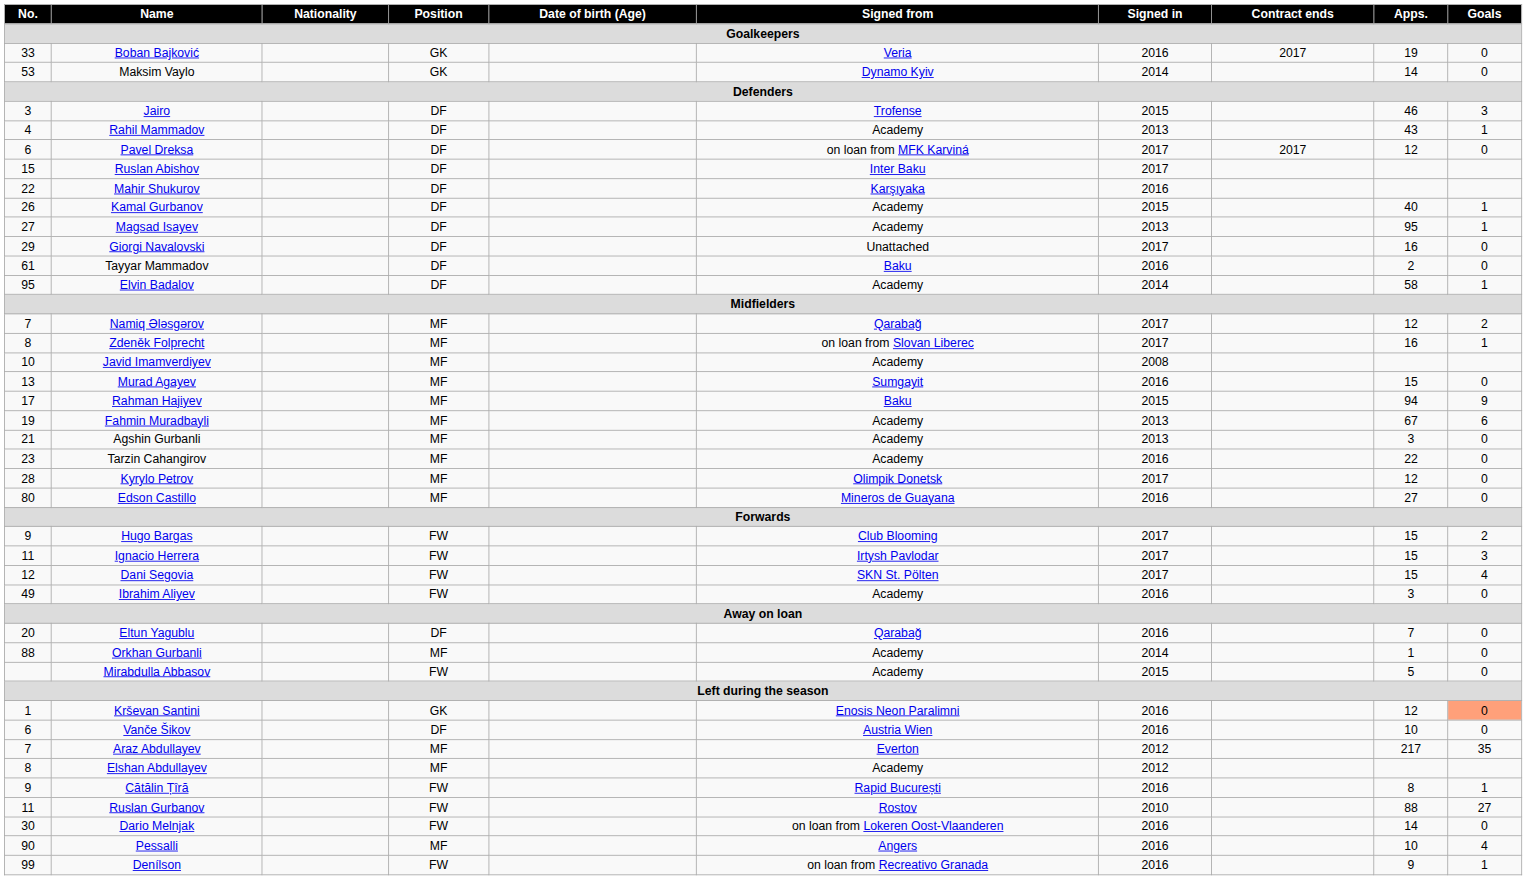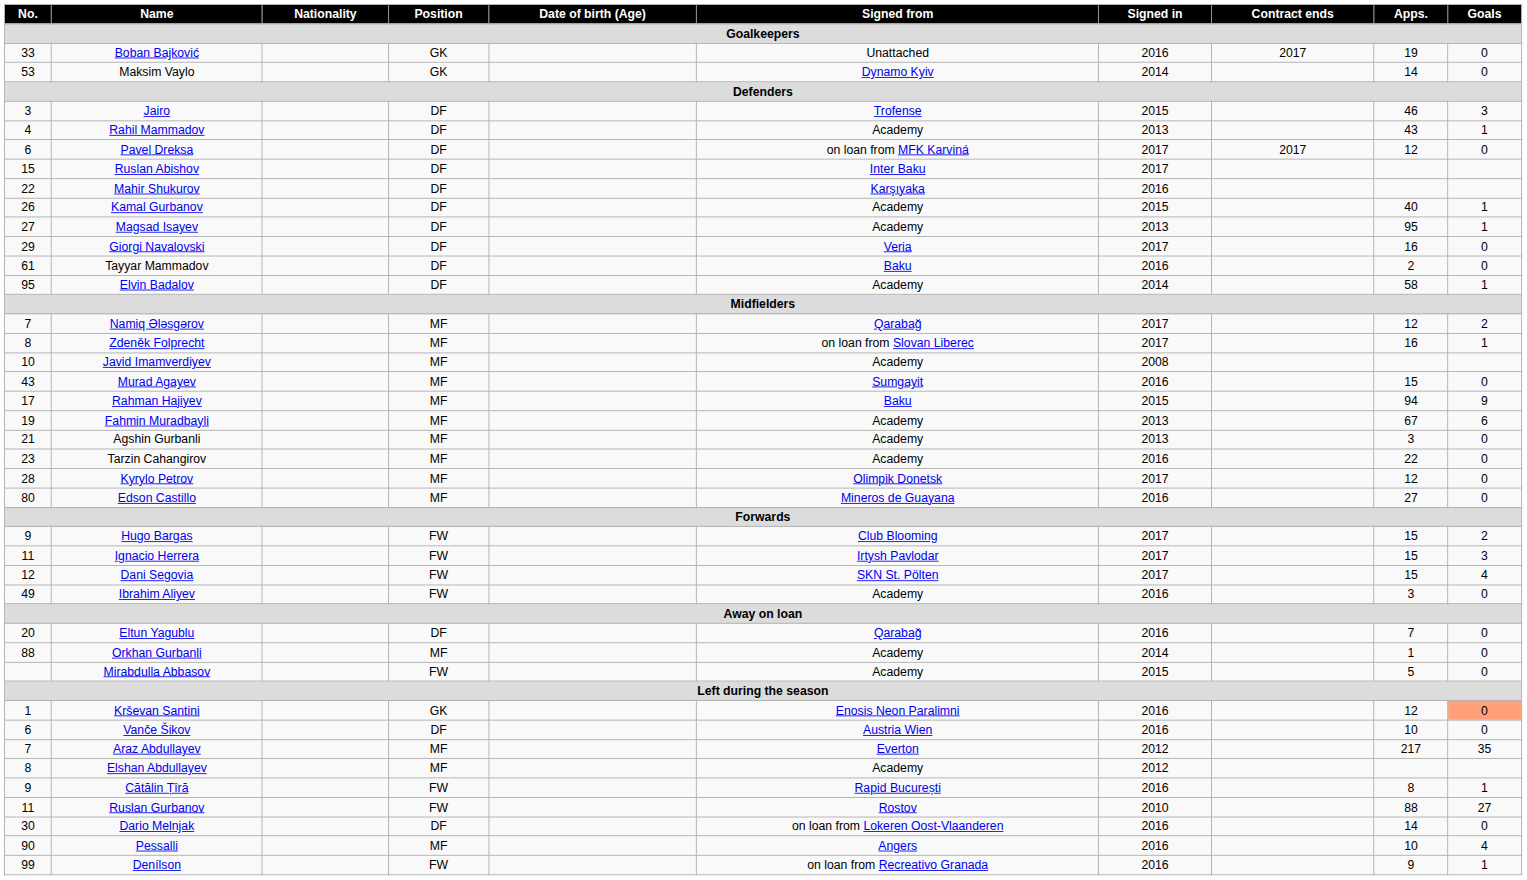(898, 53) Veria -> (898, 53) Unattached
(898, 247) Unattached -> (898, 247) Veria
(28, 382) 13 -> (28, 382) 43
(439, 827) FW -> (439, 827) DF
